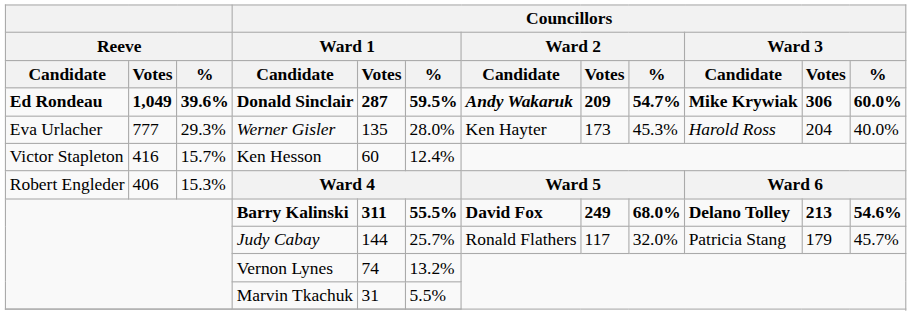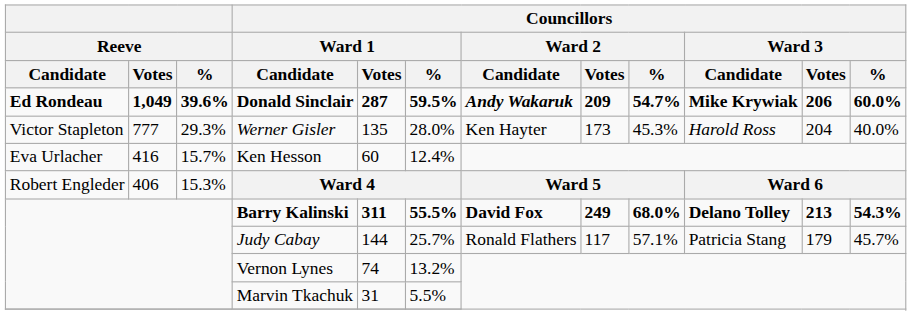(819, 101) 306 -> (819, 101) 206
(56, 129) Eva Urlacher -> (67, 129) Victor Stapleton
(67, 157) Victor Stapleton -> (56, 157) Eva Urlacher
(878, 212) 54.6% -> (878, 212) 54.3%
(655, 240) 32.0% -> (655, 240) 57.1%
